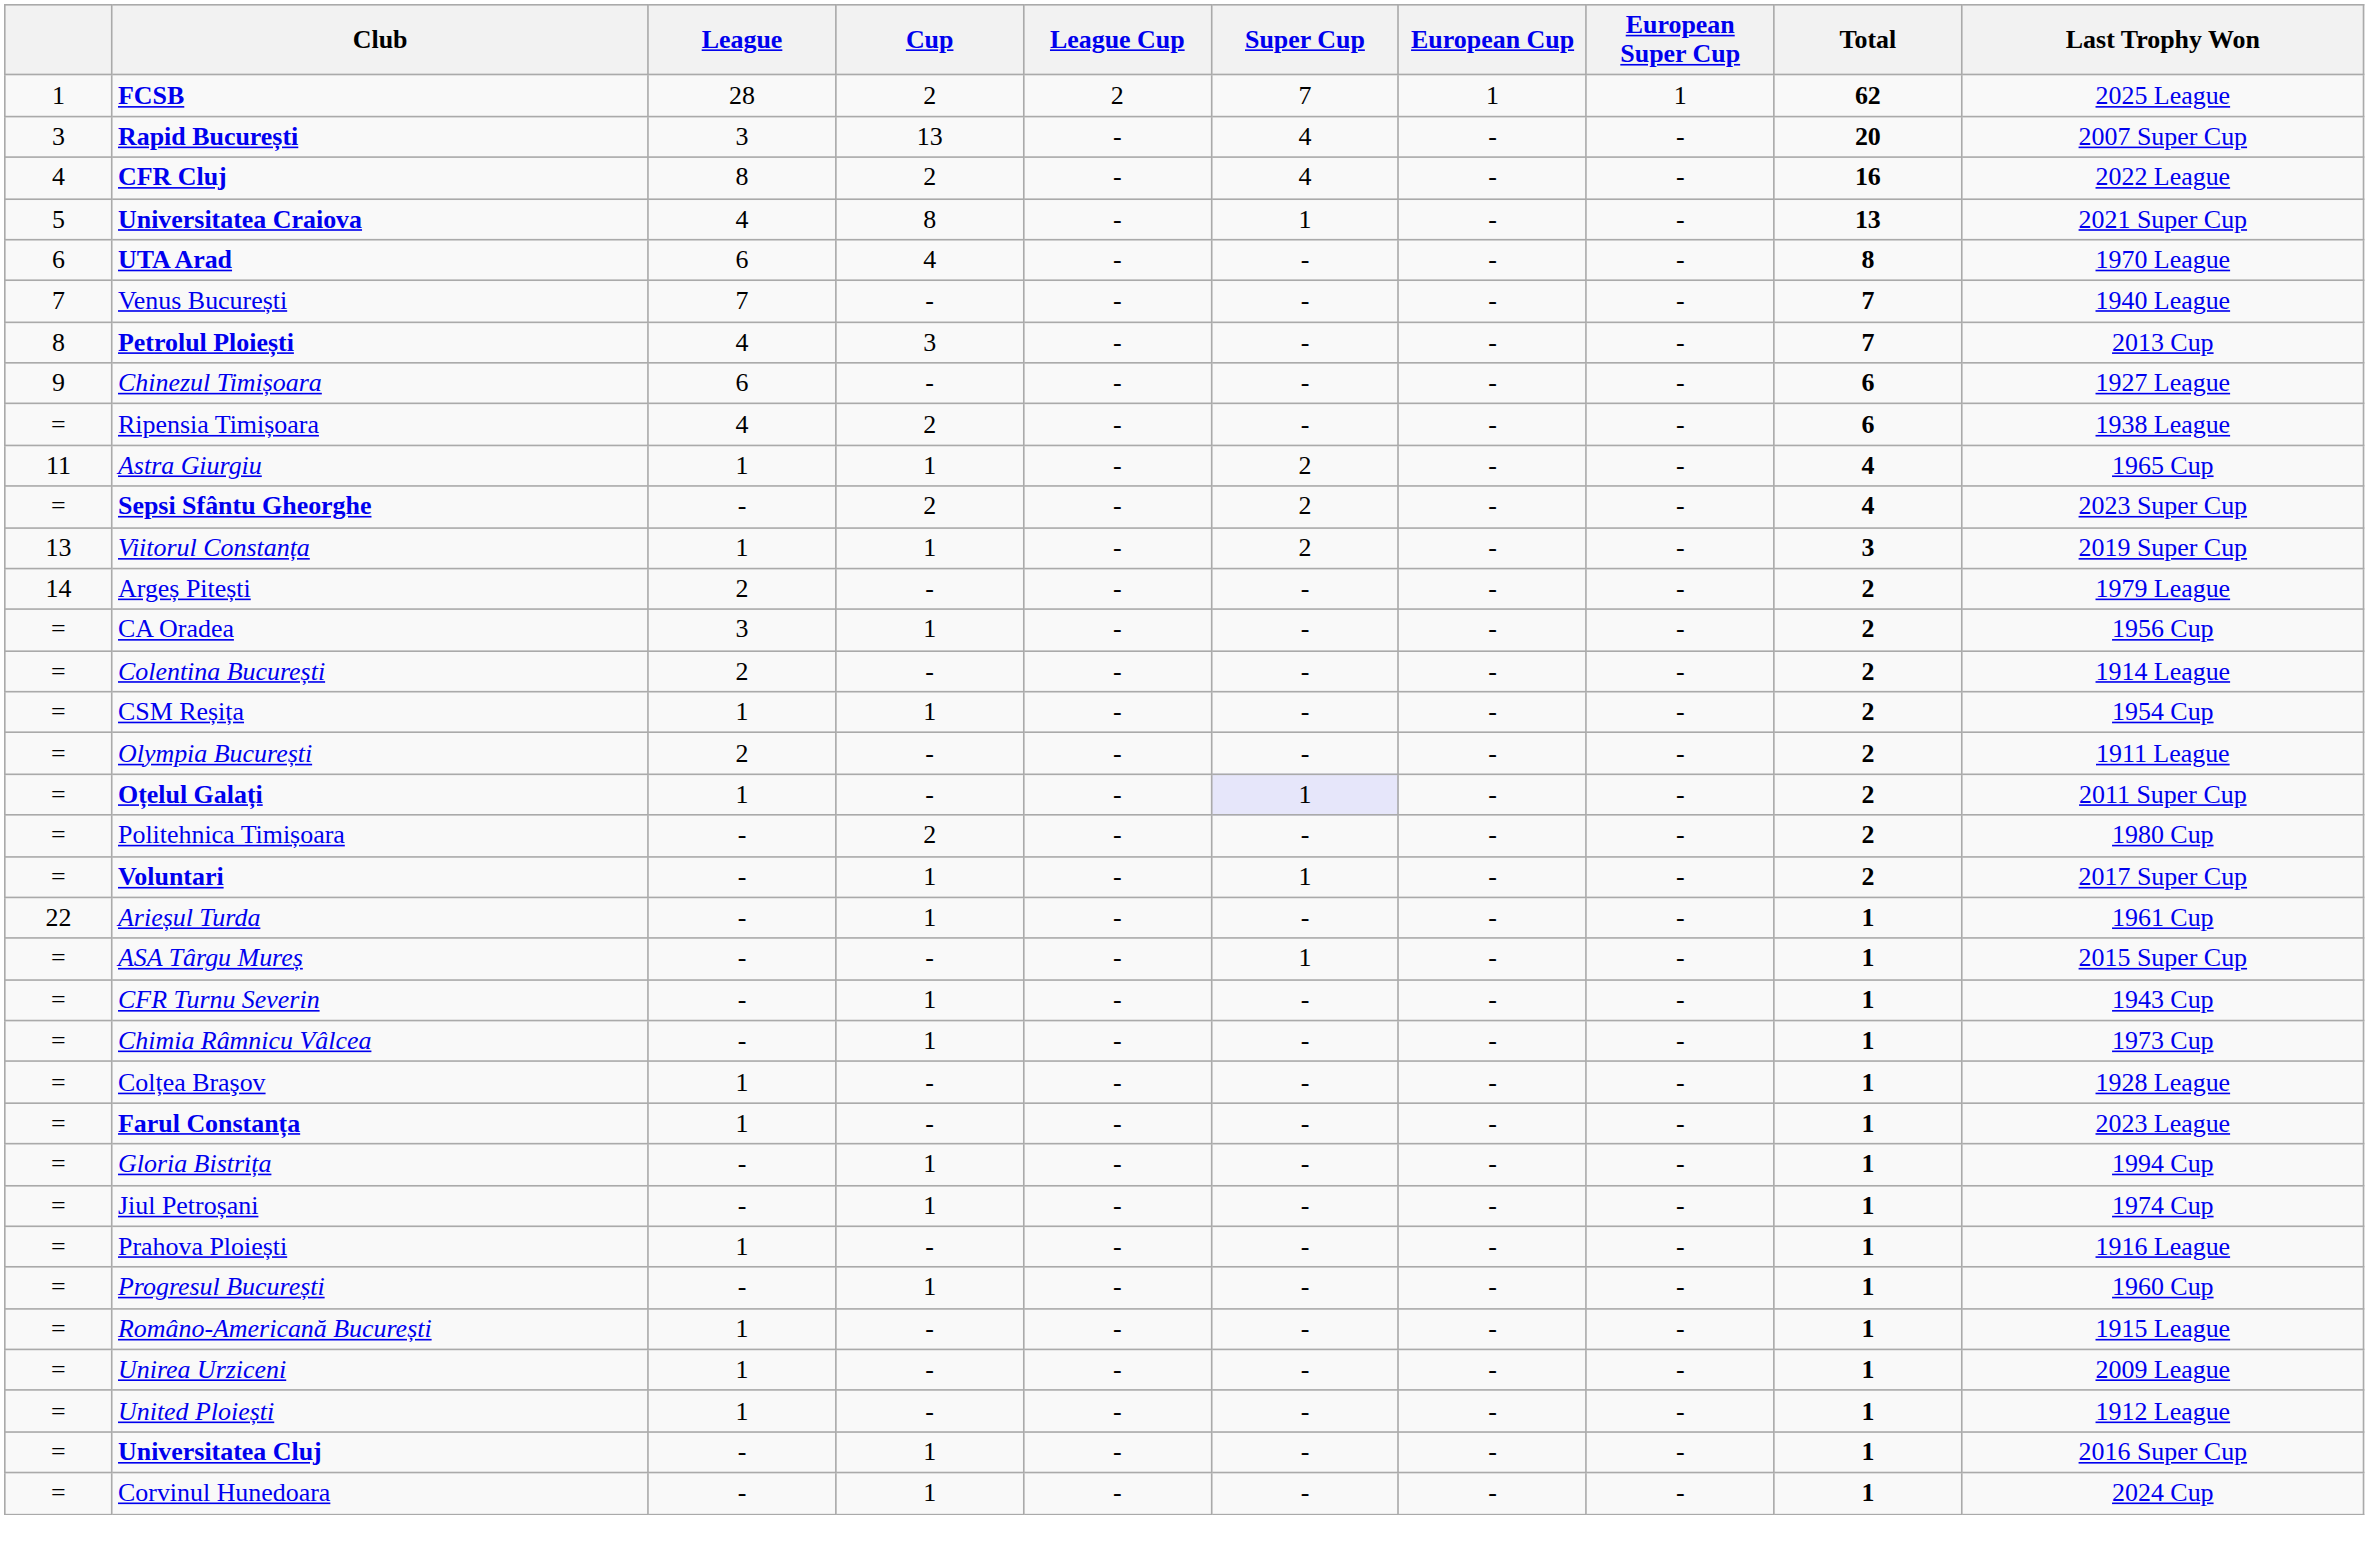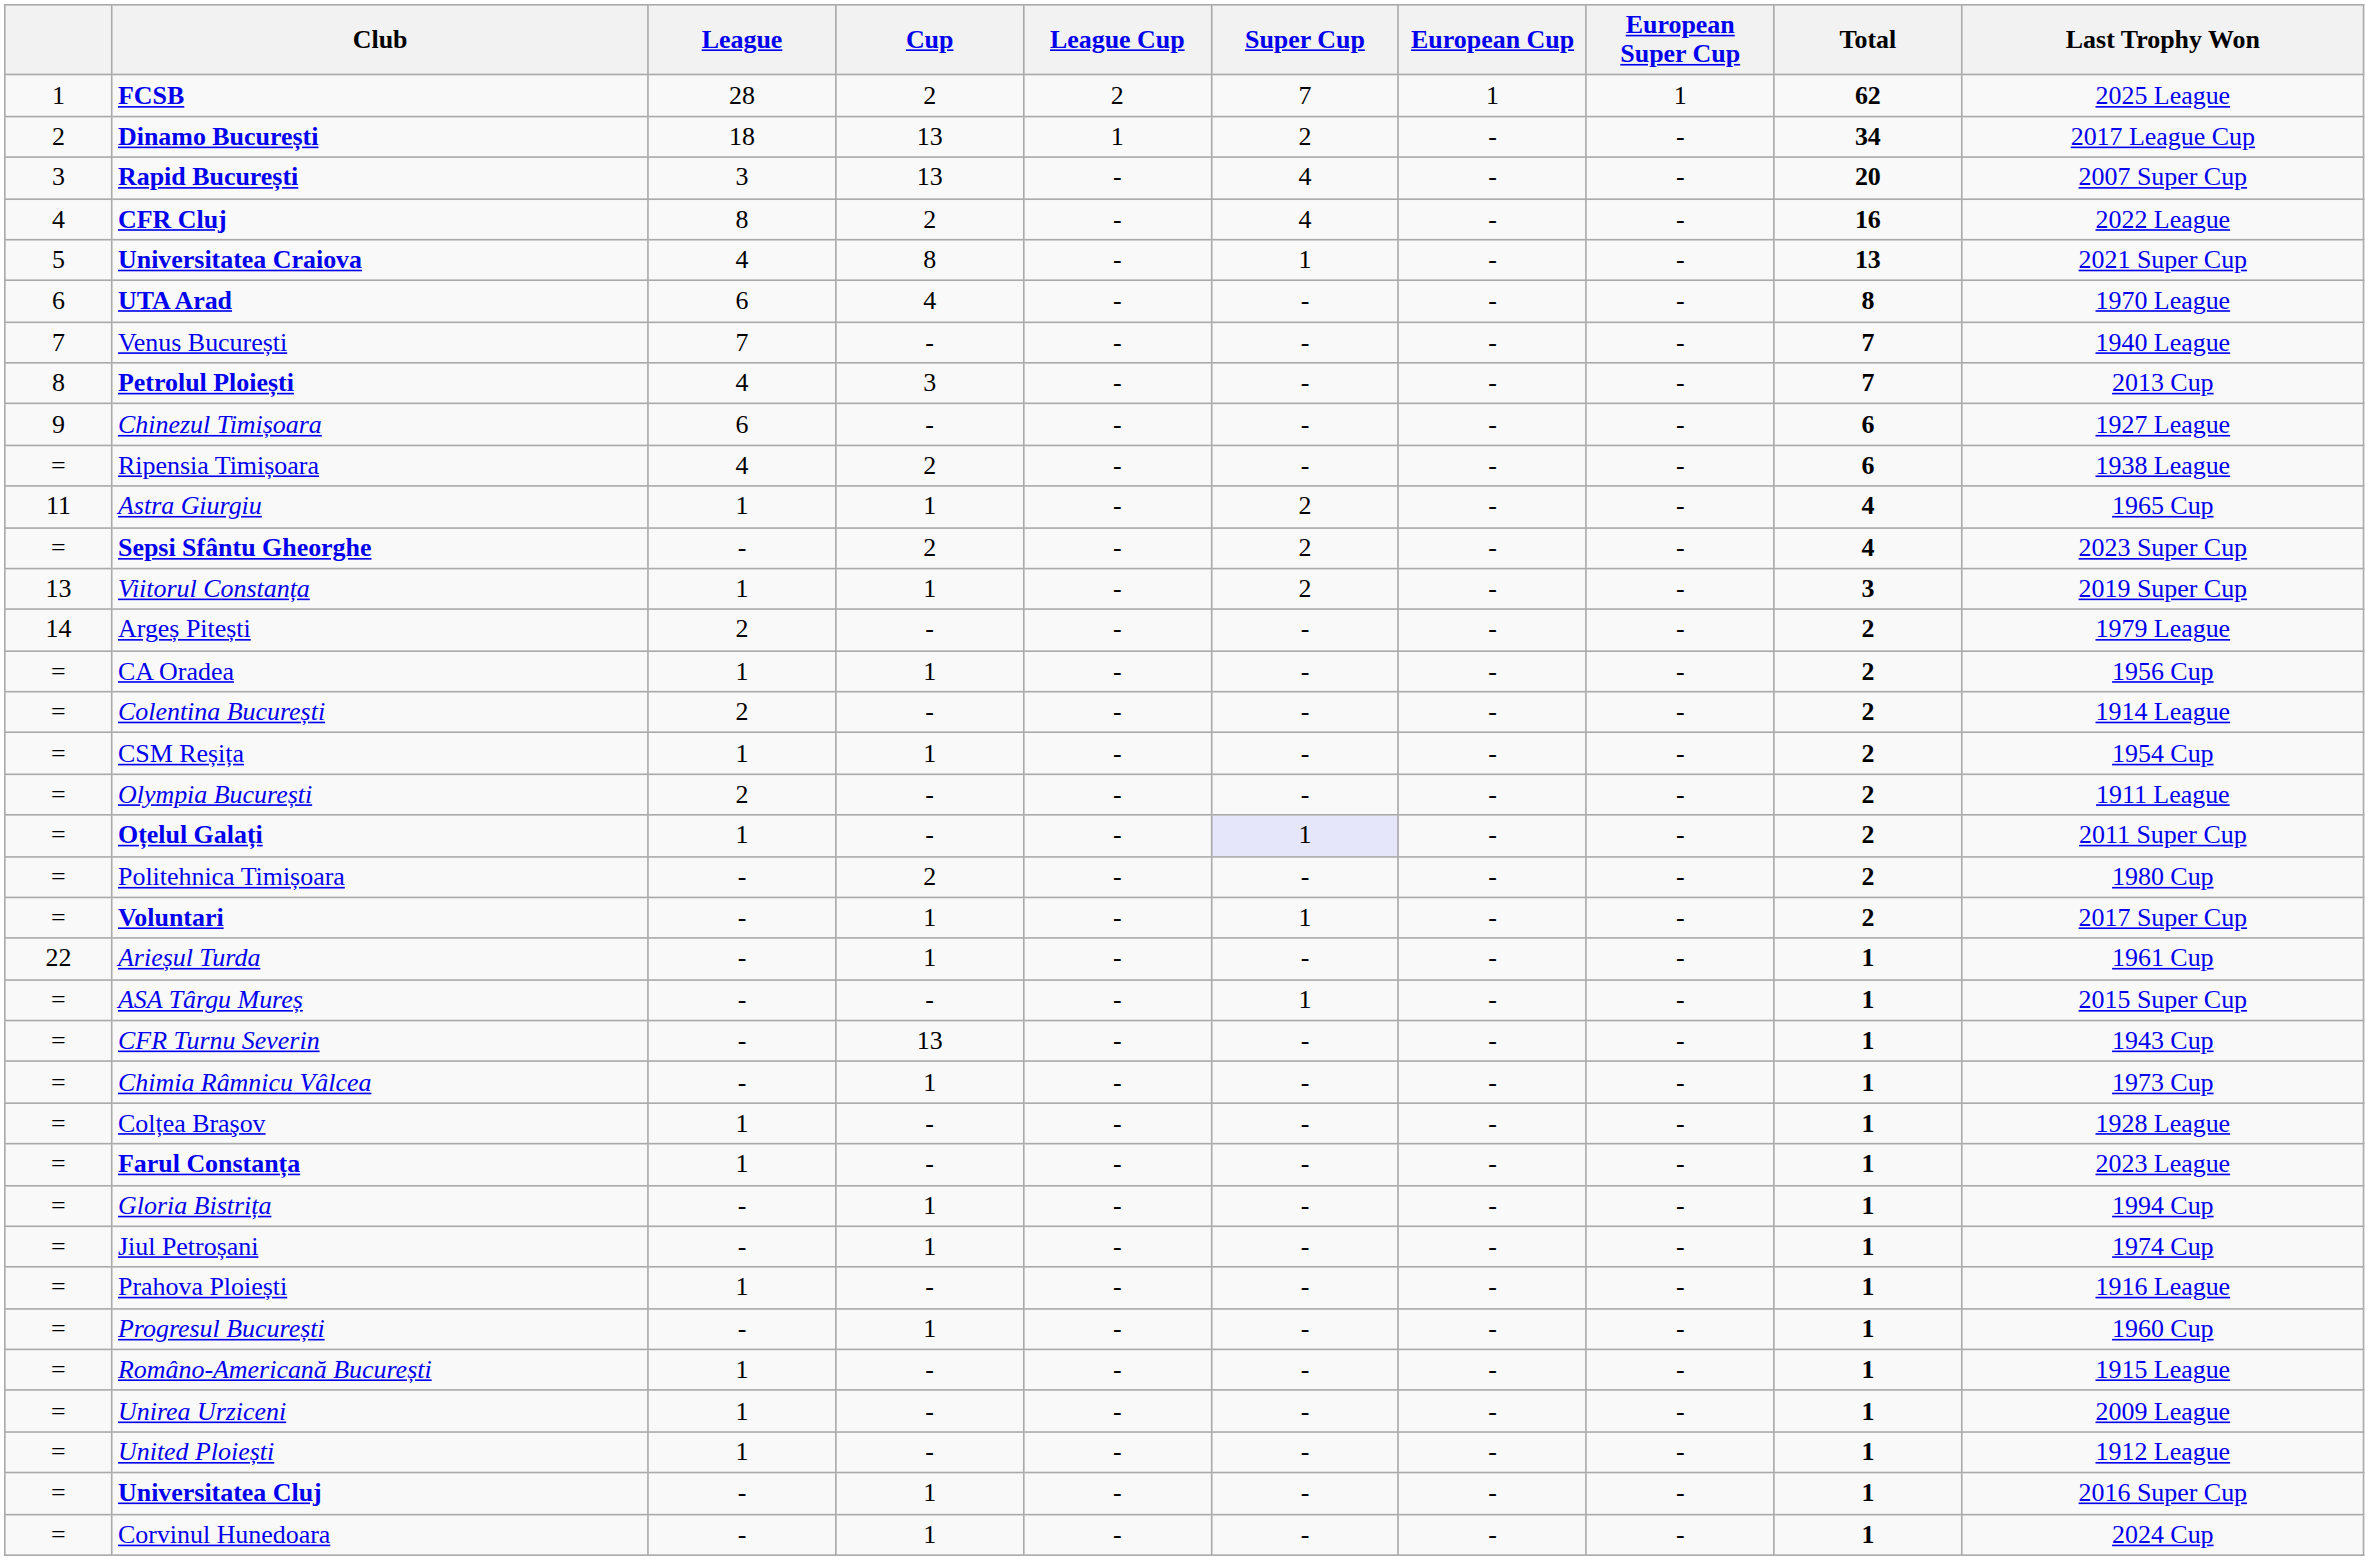+ row: (218, 136)
(742, 629) 3 -> (742, 670) 1
(930, 999) 1 -> (930, 1040) 13
